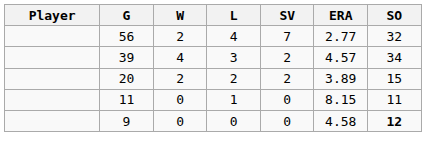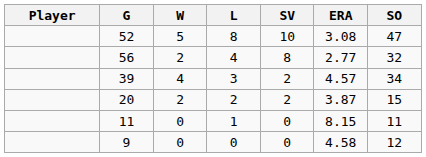+ row: (127, 36)
(287, 36) 7 -> (287, 57) 8
(341, 79) 3.89 -> (341, 100) 3.87
(394, 121) bold -> (394, 142) normal
